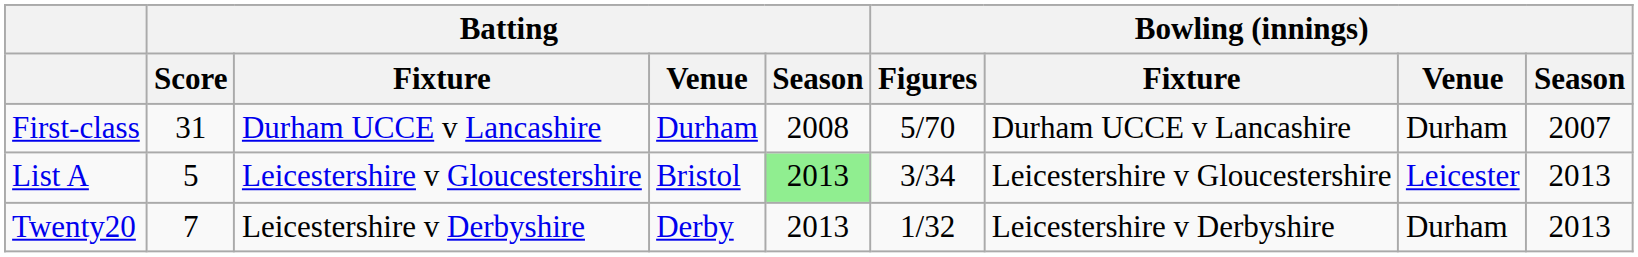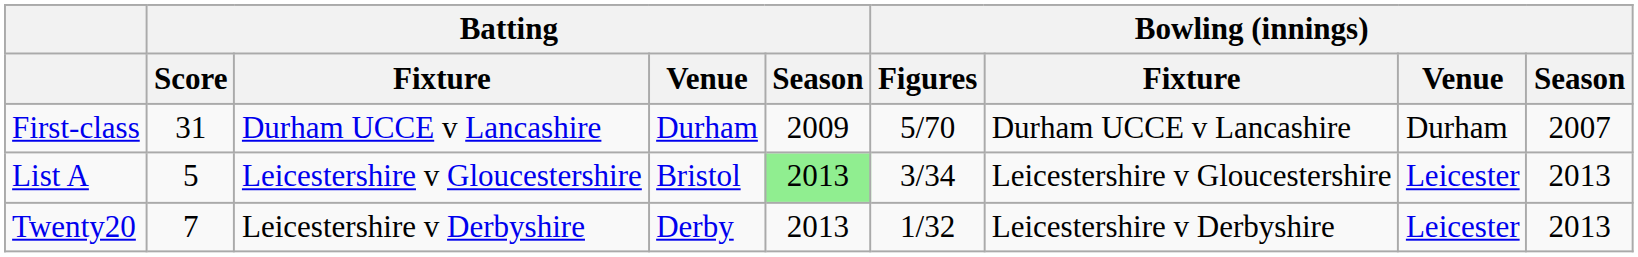(818, 127) 2008 -> (818, 127) 2009
(1457, 226) Durham -> (1463, 226) Leicester
